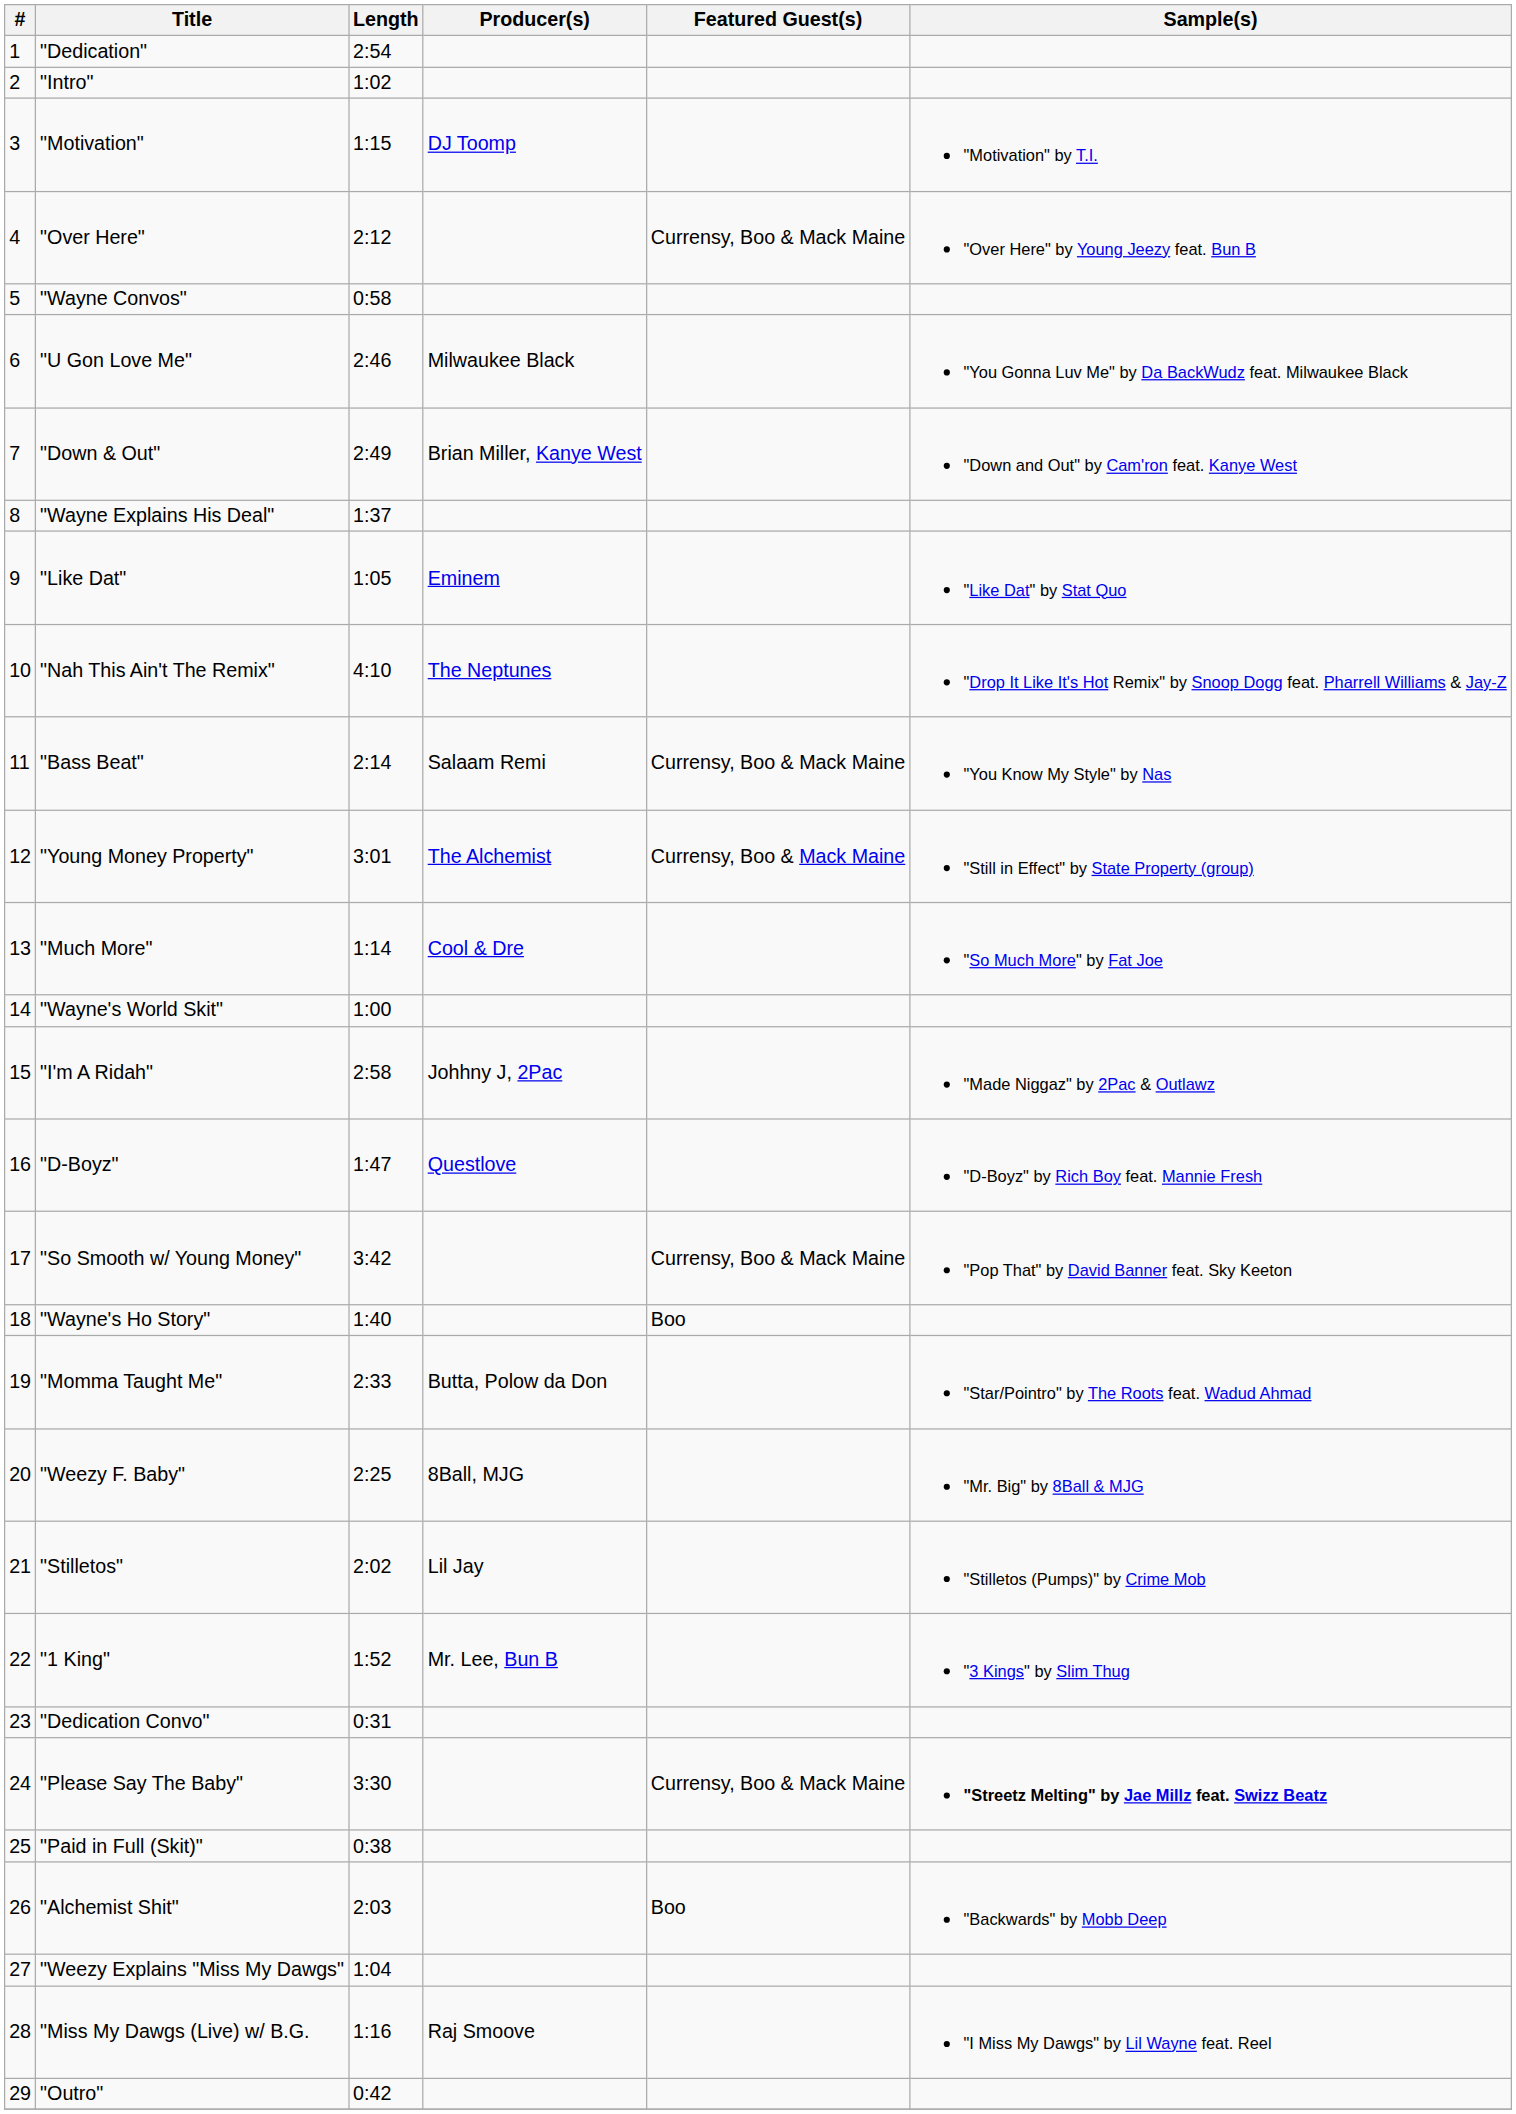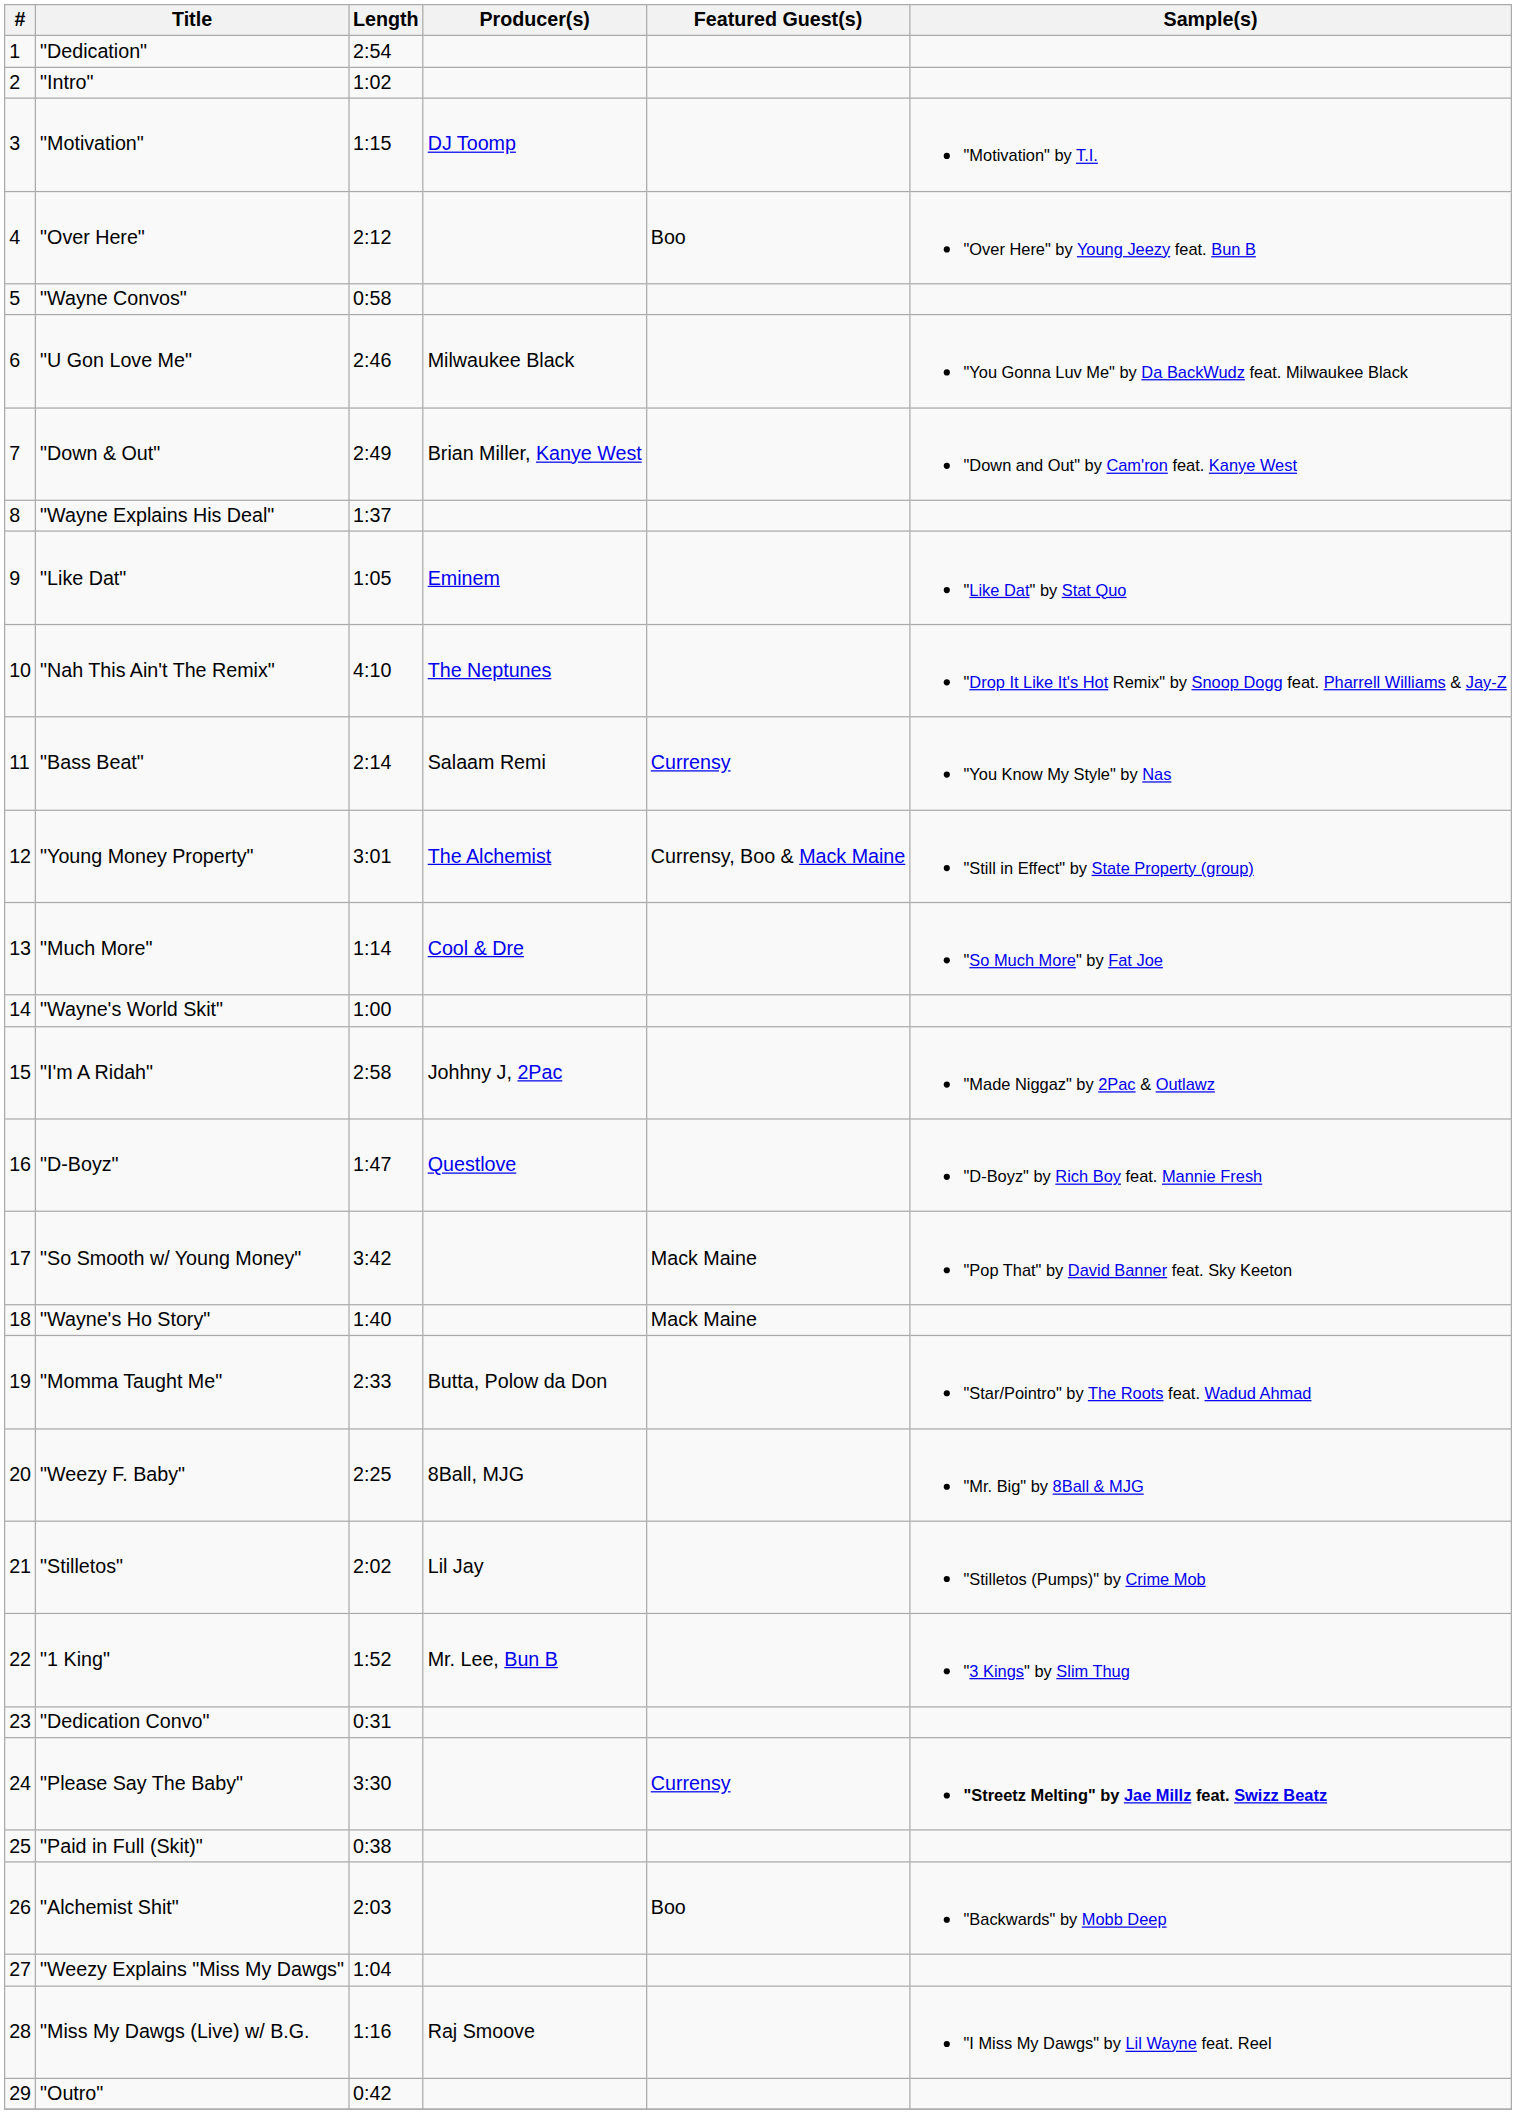(778, 237) Currensy, Boo & Mack Maine -> (668, 237) Boo
(778, 763) Currensy, Boo & Mack Maine -> (691, 763) Currensy
(778, 1257) Currensy, Boo & Mack Maine -> (704, 1257) Mack Maine
(668, 1319) Boo -> (704, 1319) Mack Maine
(778, 1783) Currensy, Boo & Mack Maine -> (691, 1783) Currensy
